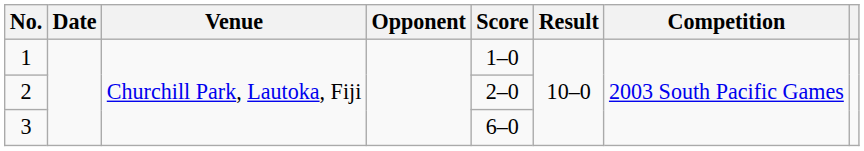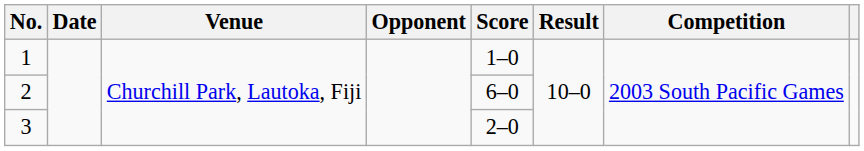(502, 92) 2–0 -> (502, 92) 6–0
(502, 127) 6–0 -> (502, 127) 2–0
